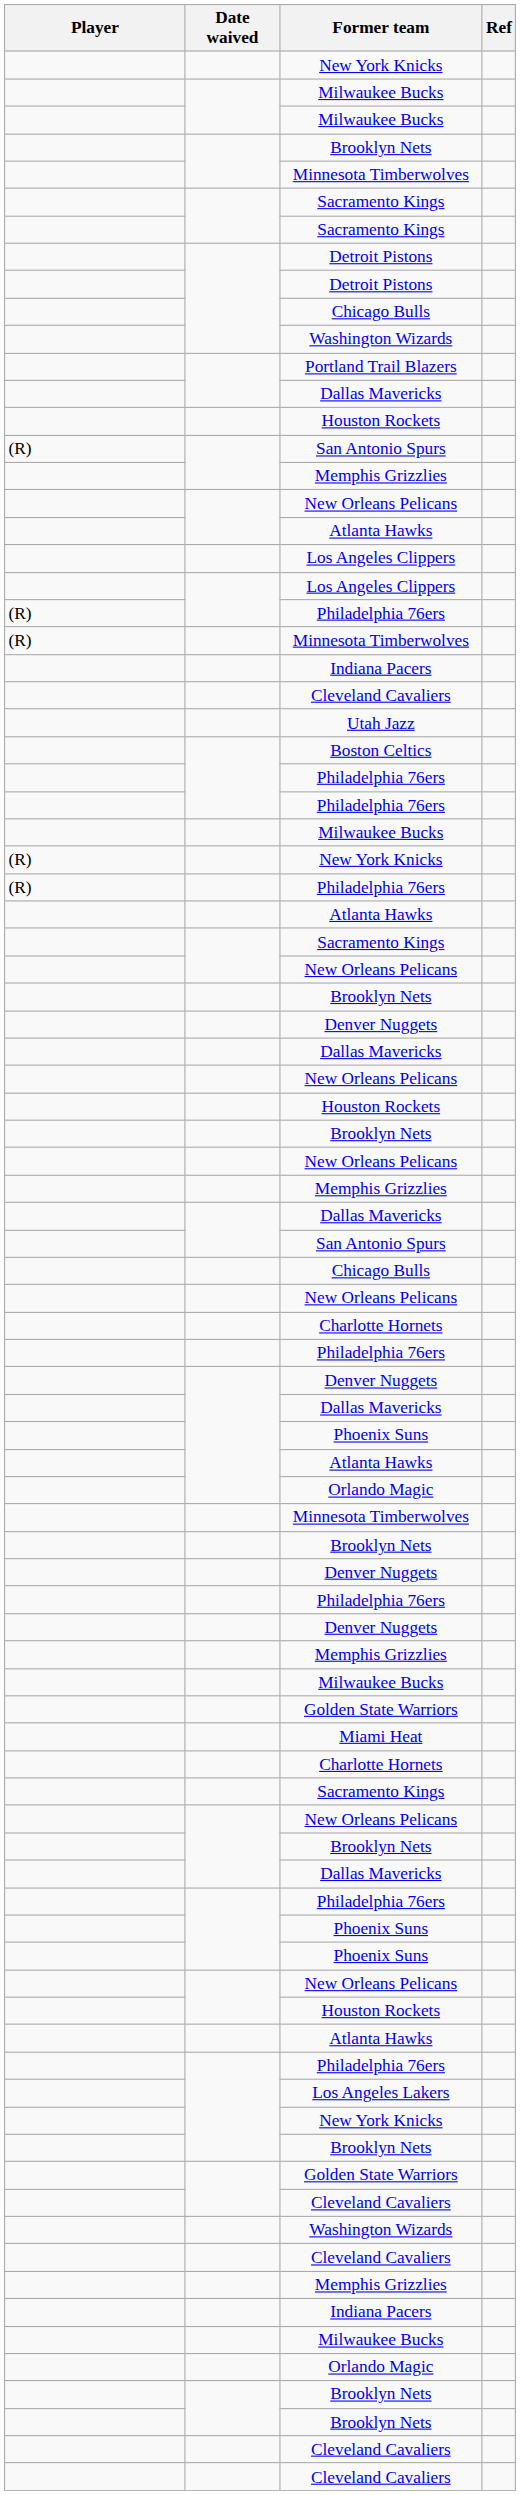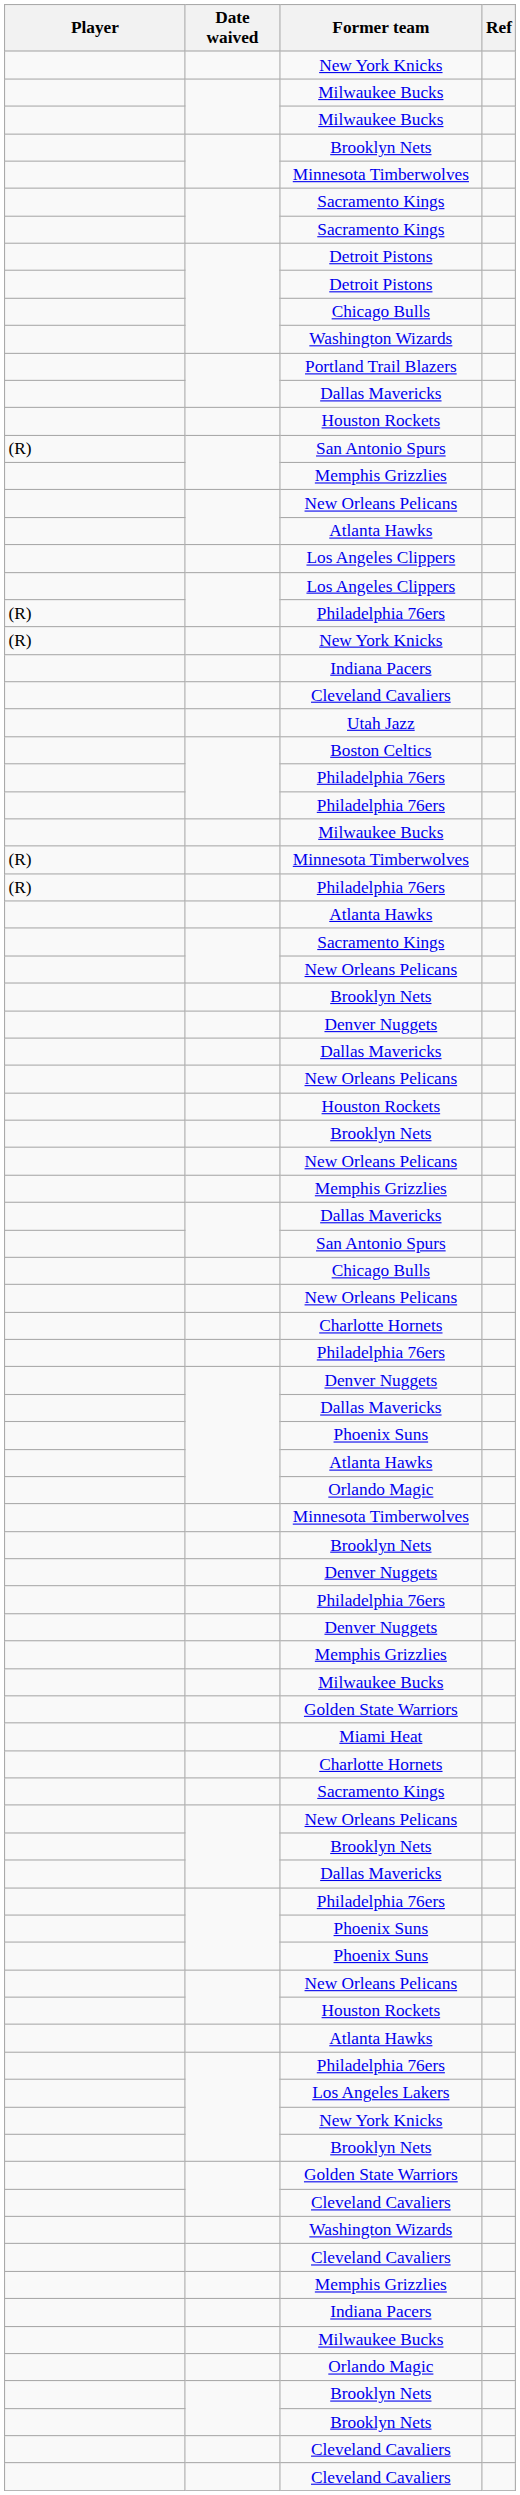rows swapped: (20, 859) <-> (20, 640)
